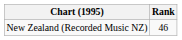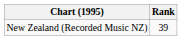(163, 27) 46 -> (163, 27) 39
